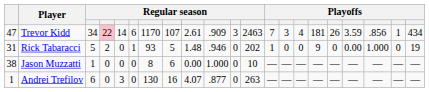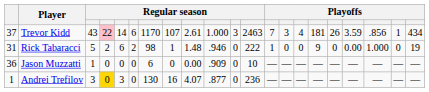(12, 32) 47 -> (12, 32) 37
(93, 32) 34 -> (93, 32) 43
(217, 32) .909 -> (217, 32) 1.000
(122, 48) 0 -> (122, 48) 6
(134, 48) 1 -> (134, 48) 2
(150, 48) 93 -> (150, 48) 98
(172, 48) 5 -> (172, 48) 1
(252, 48) 202 -> (252, 48) 222
(12, 64) 38 -> (12, 64) 36
(150, 64) 8 -> (150, 64) 6
(172, 64) 6 -> (172, 64) 0
(217, 64) 1.000 -> (217, 64) .909
(93, 79) 6 -> (93, 79) 3
(107, 79) no background -> (107, 79) gold background
(252, 79) 263 -> (252, 79) 236
